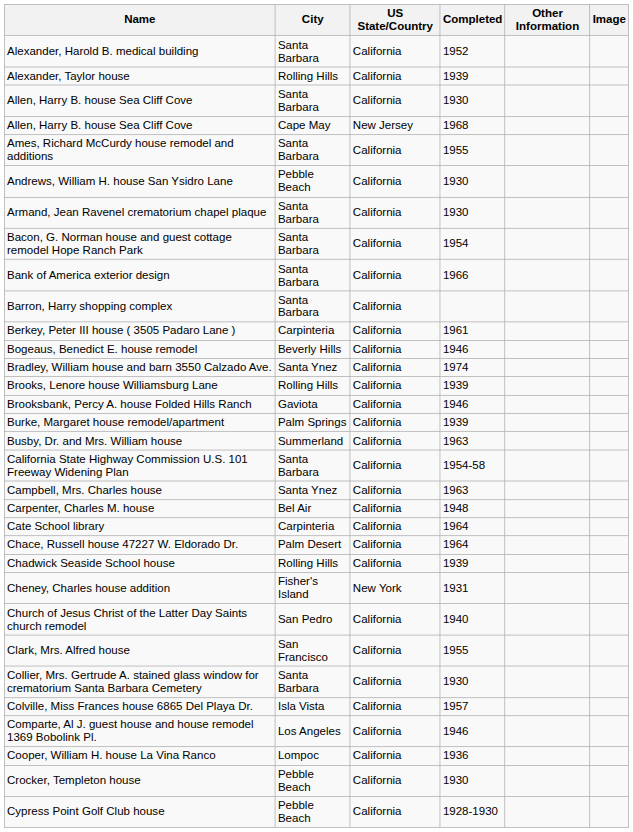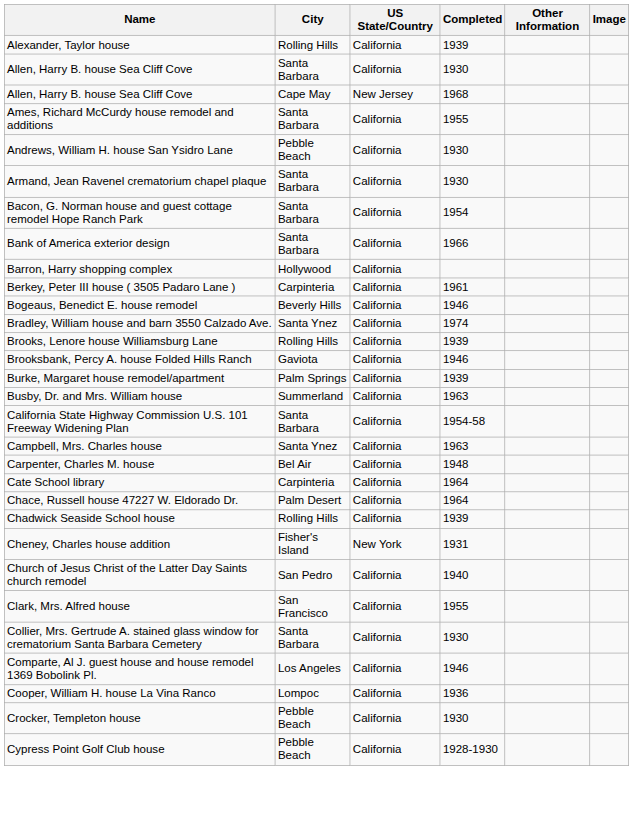- row: (103, 51)
(298, 306) Santa Barbara -> (305, 268) Hollywood
- row: (130, 706)
